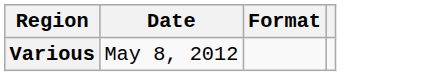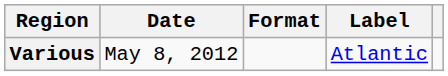+ column: (379, 21)
